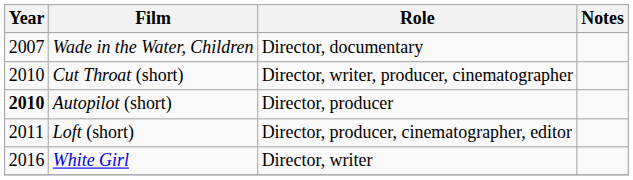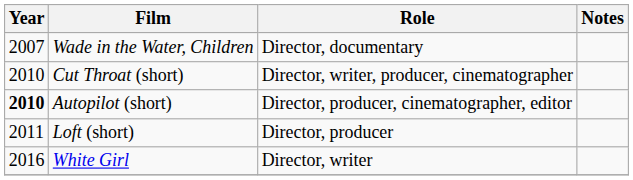(327, 103) Director, producer -> (417, 103) Director, producer, cinematographer, editor
(417, 132) Director, producer, cinematographer, editor -> (327, 132) Director, producer
